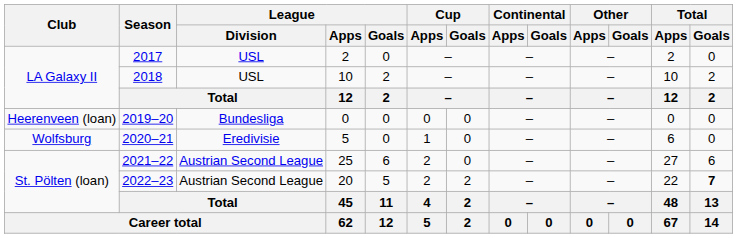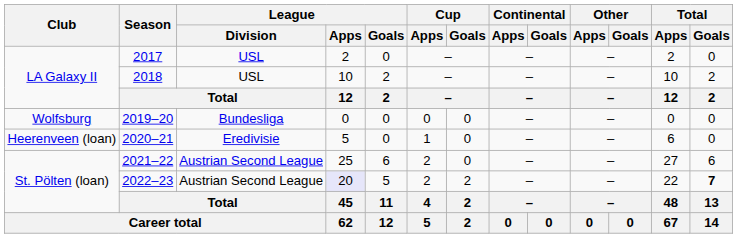(62, 118) Heerenveen (loan) -> (62, 118) Wolfsburg
(62, 139) Wolfsburg -> (62, 139) Heerenveen (loan)
(345, 181) no background -> (345, 181) lavender background
